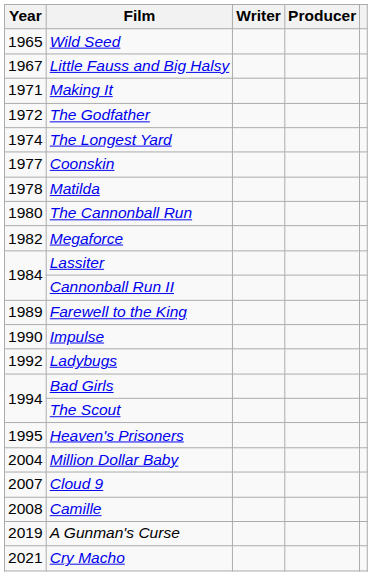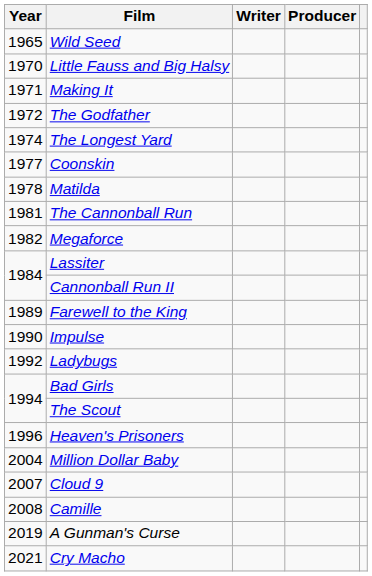(25, 66) 1967 -> (25, 66) 1970
(25, 213) 1980 -> (25, 213) 1981
(25, 435) 1995 -> (25, 435) 1996
